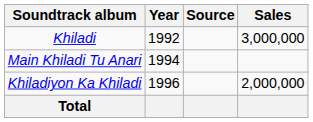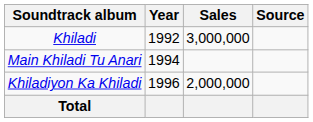columns swapped: (273, 15) <-> (210, 15)
